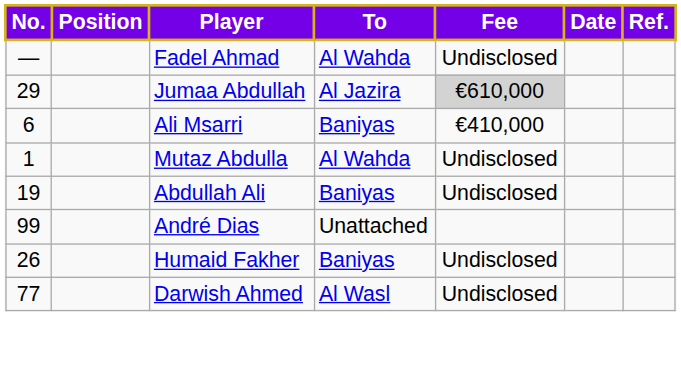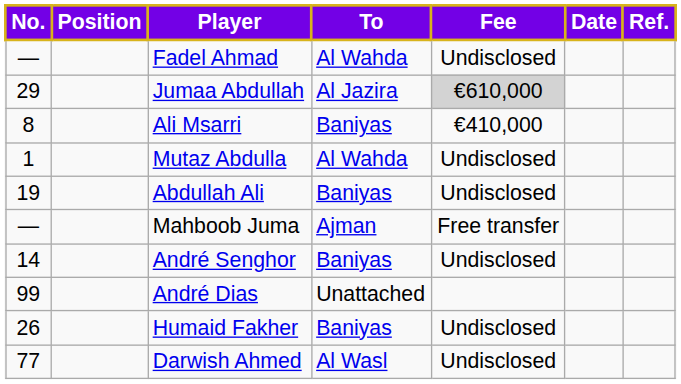(29, 125) 6 -> (28, 125) 8
+ row: (226, 226)
+ row: (224, 260)
